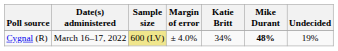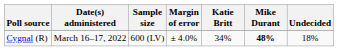(147, 38) khaki background -> (147, 38) no background
(310, 38) 19% -> (310, 38) 18%
